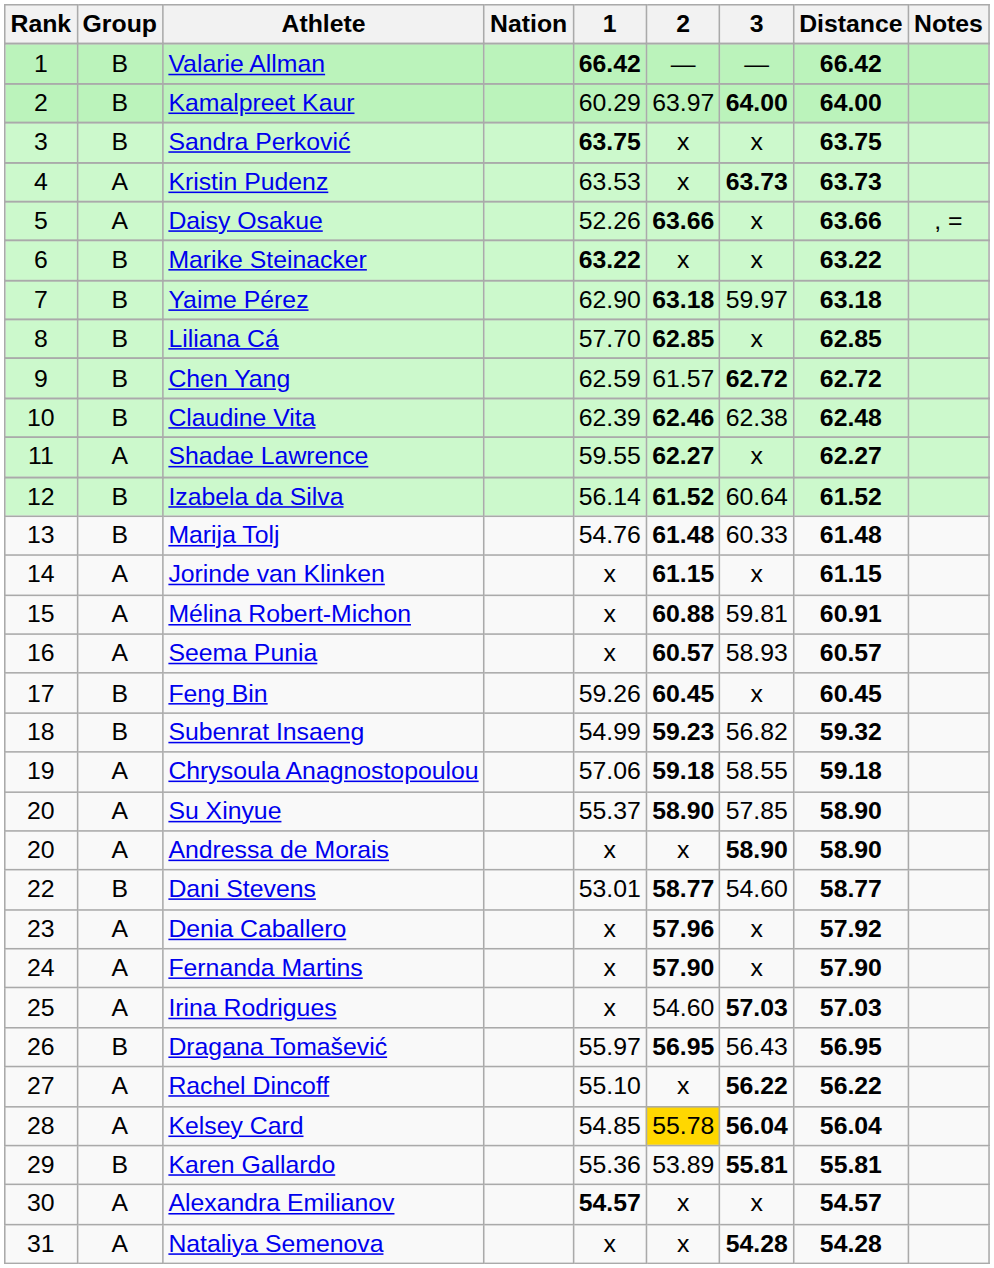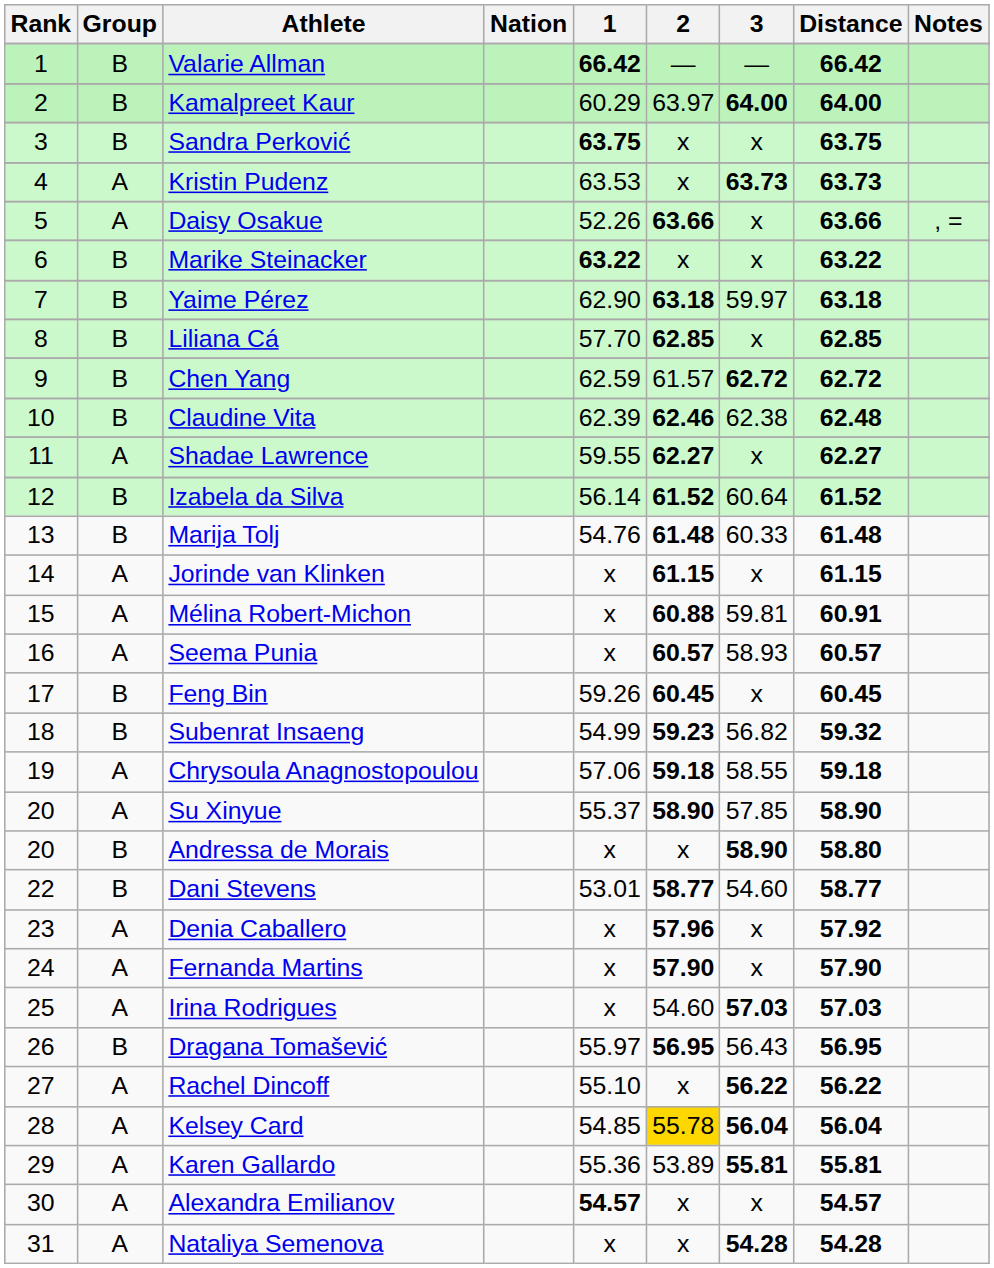(120, 850) A -> (120, 850) B
(851, 850) 58.90 -> (851, 850) 58.80
(120, 1164) B -> (120, 1164) A
